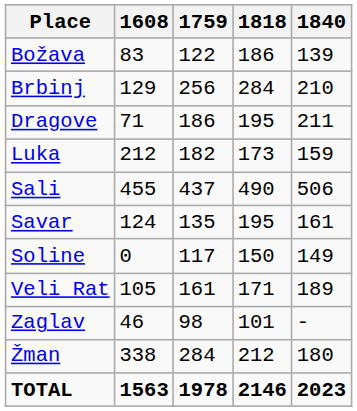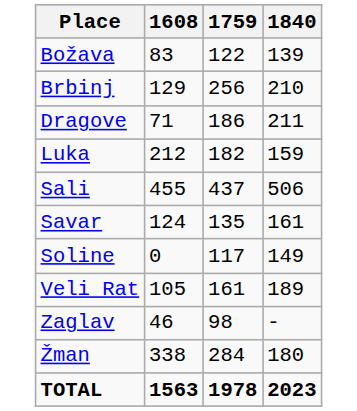- column: (262, 22)
